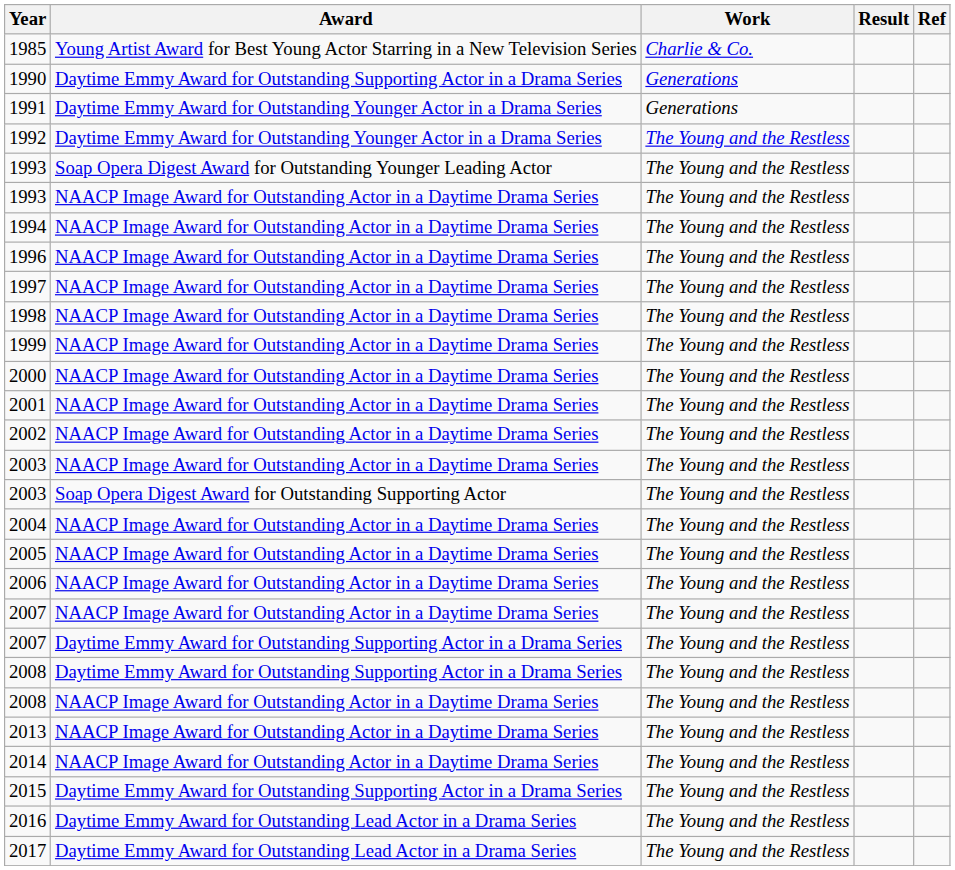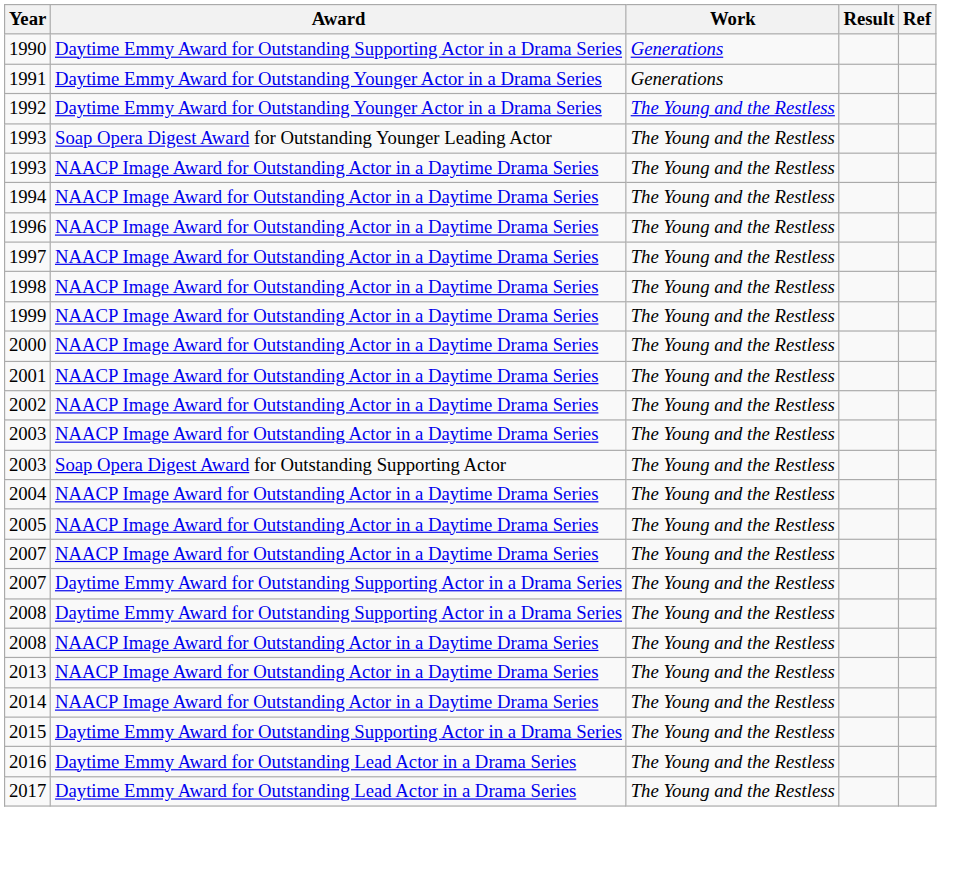- row: (28, 49)
- row: (28, 583)
